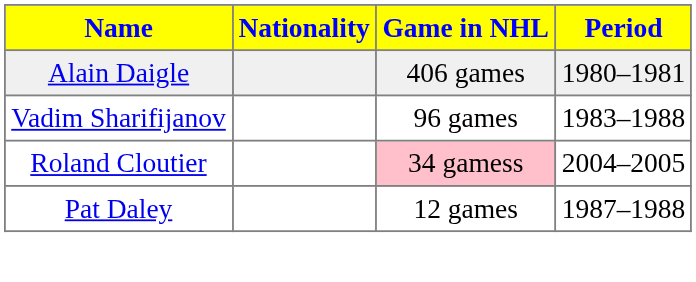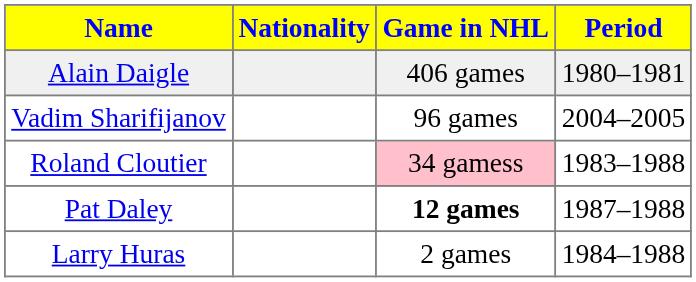(624, 117) 1983–1988 -> (624, 117) 2004–2005
(624, 162) 2004–2005 -> (624, 162) 1983–1988
(466, 208) normal -> (466, 208) bold
+ row: (118, 253)
